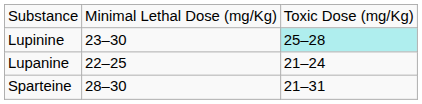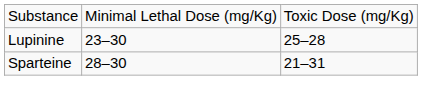(304, 39) paleturquoise background -> (304, 39) no background
- row: (39, 63)
